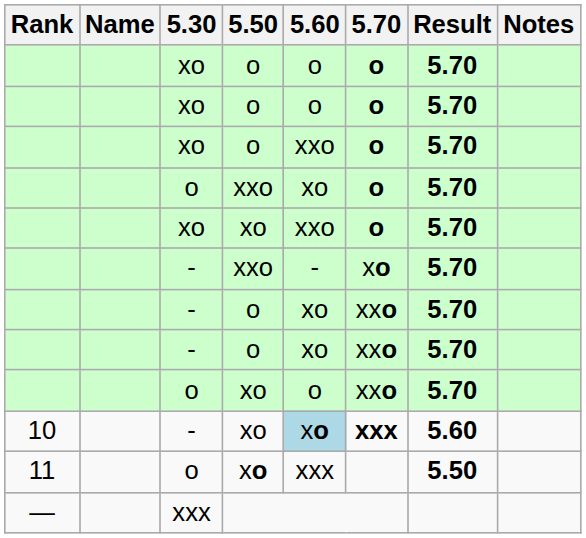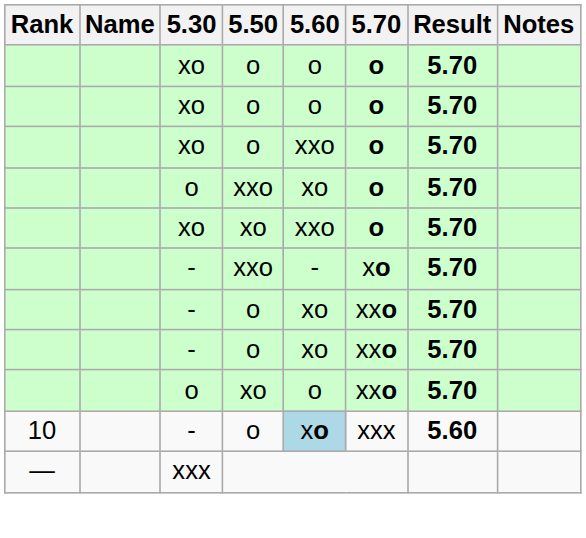(253, 430) xo -> (253, 430) o
(376, 430) bold -> (376, 430) normal
- row: (42, 471)
